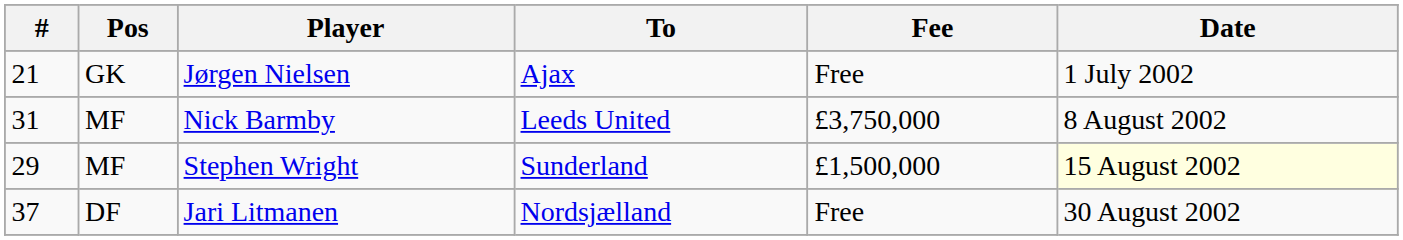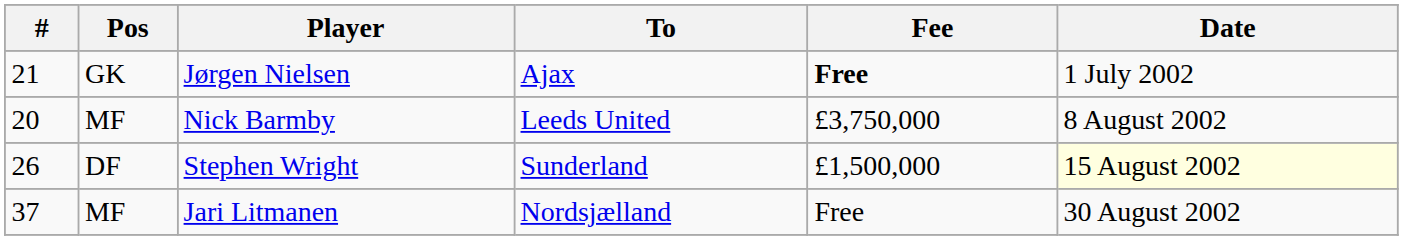(839, 73) normal -> (841, 73) bold
(25, 119) 31 -> (25, 119) 20
(25, 166) 29 -> (25, 166) 26
(105, 166) MF -> (103, 166) DF
(103, 212) DF -> (105, 212) MF
